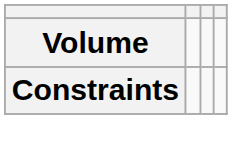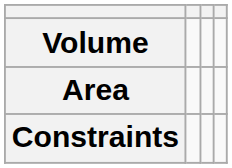+ row: (95, 89)
